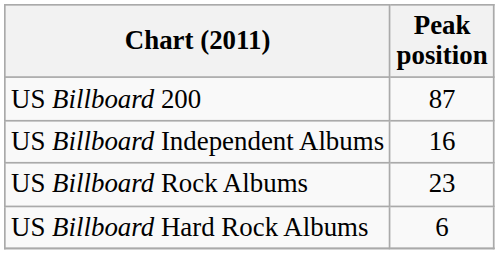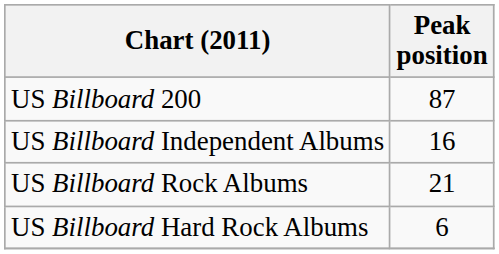(442, 183) 23 -> (442, 183) 21
